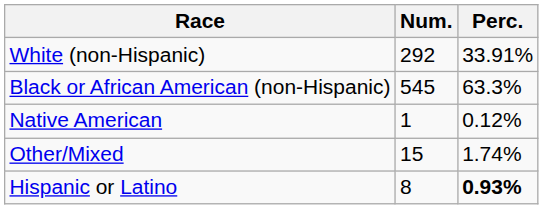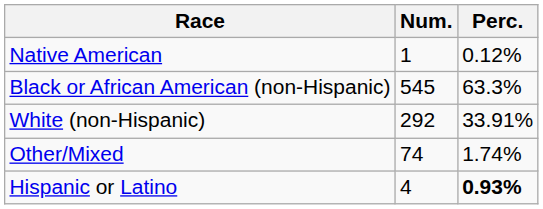rows swapped: (107, 54) <-> (86, 120)
(412, 154) 15 -> (412, 154) 74
(406, 187) 8 -> (406, 187) 4
